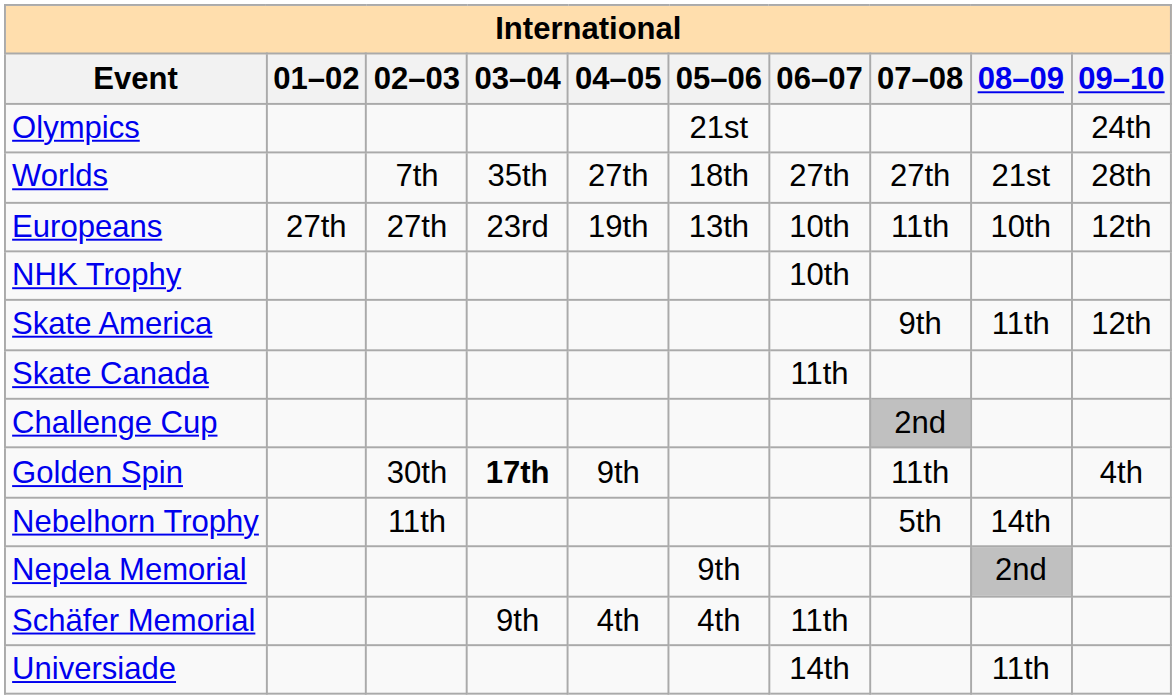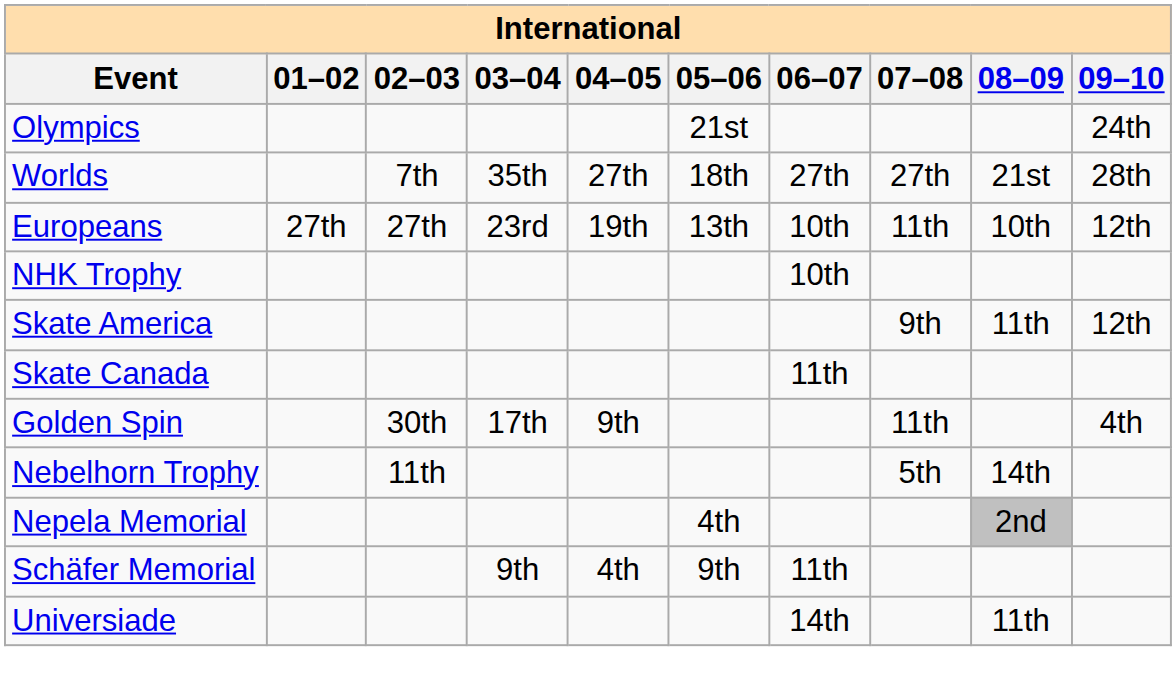- row: (115, 422)
(518, 472) bold -> (518, 422) normal
(719, 570) 9th -> (719, 521) 4th
(719, 619) 4th -> (719, 570) 9th
